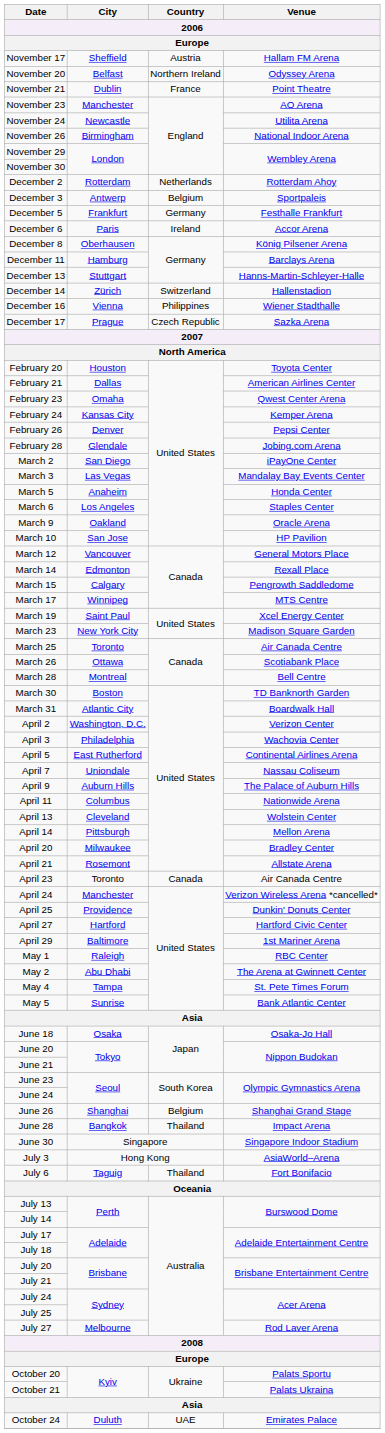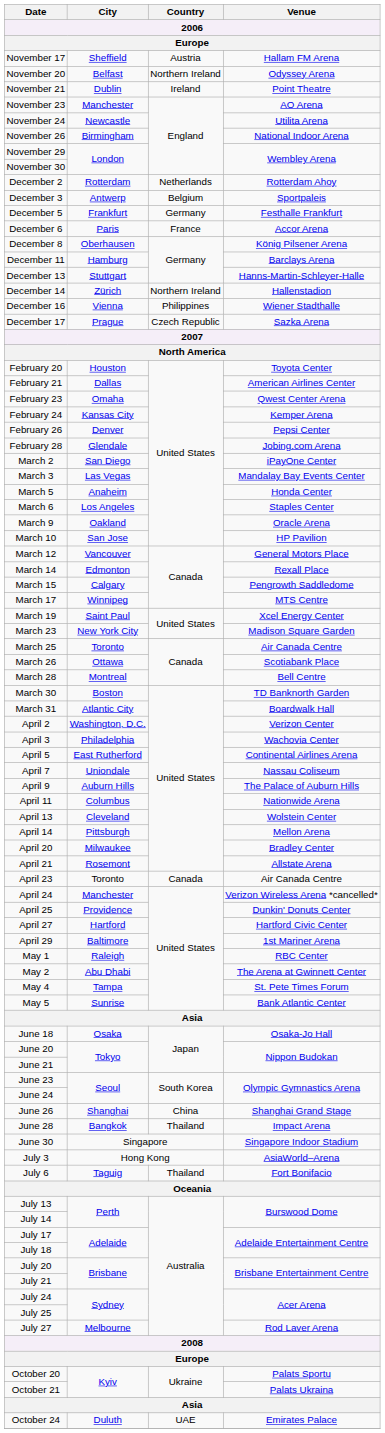(186, 89) France -> (186, 89) Ireland
(186, 228) Ireland -> (186, 228) France
(186, 290) Switzerland -> (186, 290) Northern Ireland
(186, 1111) Belgium -> (186, 1111) China
